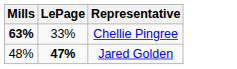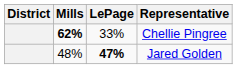+ column: (29, 14)
(21, 34) 63% -> (70, 34) 62%
